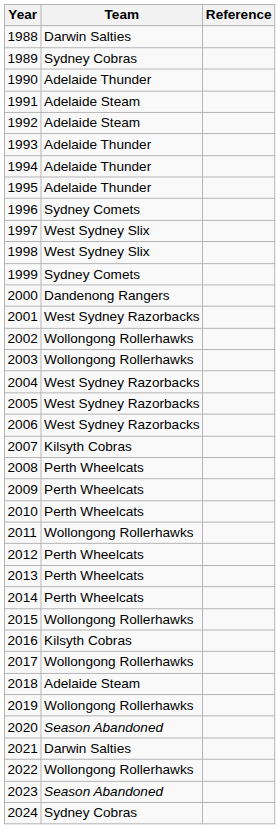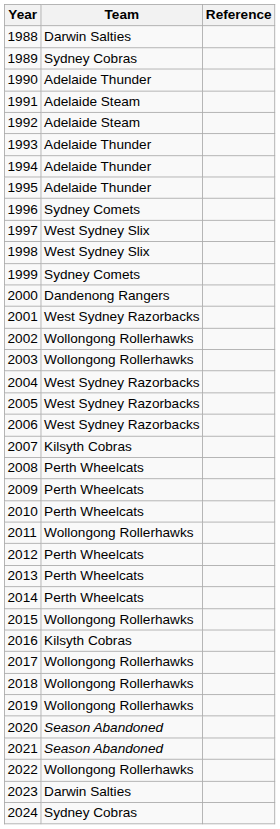(92, 683) Adelaide Steam -> (119, 683) Wollongong Rollerhawks
(88, 748) Darwin Salties -> (104, 748) Season Abandoned
(104, 791) Season Abandoned -> (88, 791) Darwin Salties
